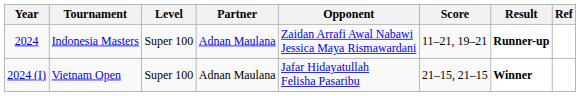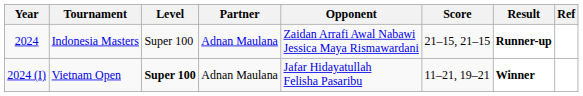(455, 41) 11–21, 19–21 -> (457, 41) 21–15, 21–15
(169, 75) normal -> (170, 75) bold
(455, 75) 21–15, 21–15 -> (457, 75) 11–21, 19–21
